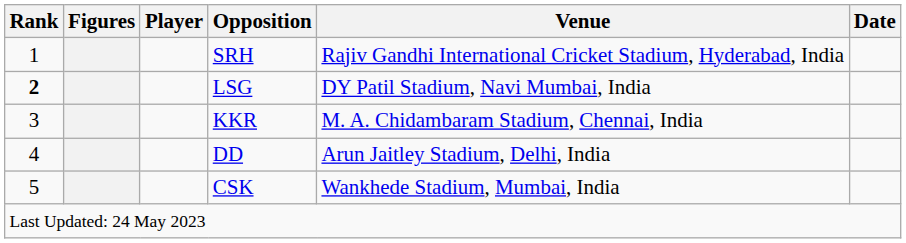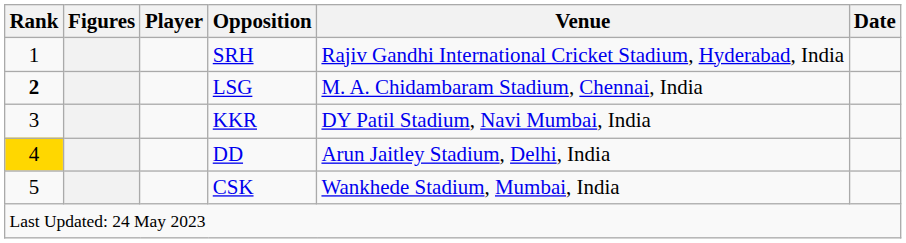(486, 87) DY Patil Stadium, Navi Mumbai, India -> (512, 87) M. A. Chidambaram Stadium, Chennai, India
(512, 120) M. A. Chidambaram Stadium, Chennai, India -> (486, 120) DY Patil Stadium, Navi Mumbai, India
(34, 154) no background -> (34, 154) gold background
